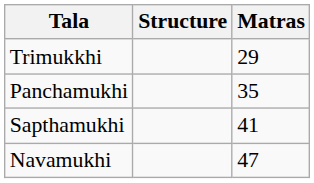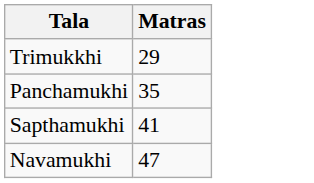- column: (183, 21)
